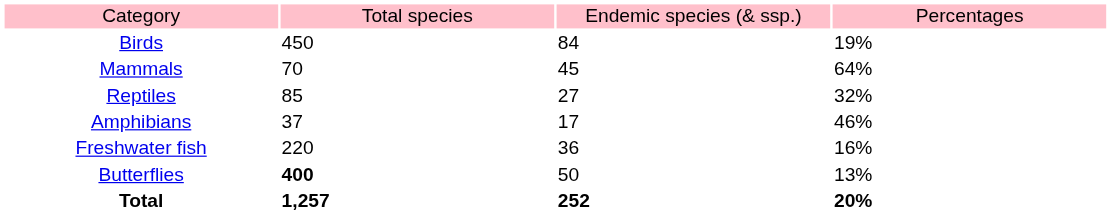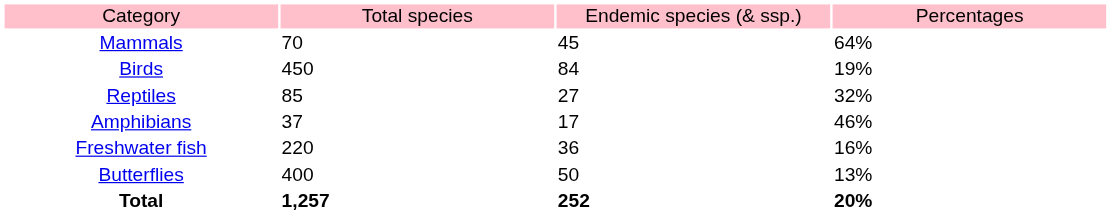rows swapped: (141, 69) <-> (141, 42)
(298, 174) bold -> (298, 174) normal
